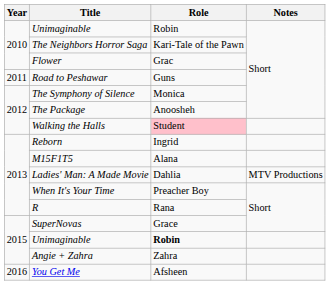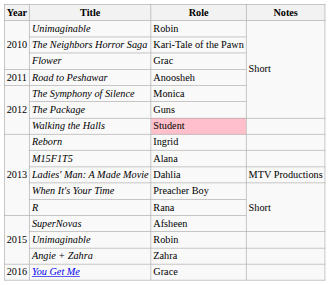(164, 77) Guns -> (174, 77) Anoosheh
(174, 110) Anoosheh -> (164, 110) Guns
(166, 223) Grace -> (170, 223) Afsheen
(167, 239) bold -> (166, 239) normal
(170, 272) Afsheen -> (166, 272) Grace
